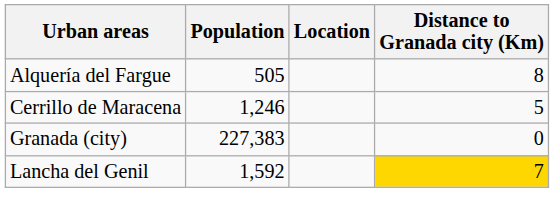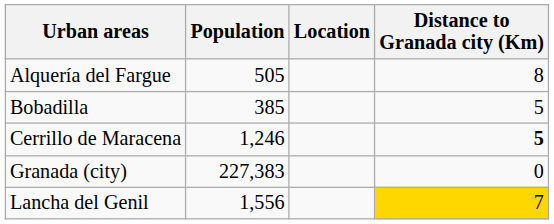+ row: (49, 107)
(539, 107) normal -> (539, 139) bold
(262, 171) 1,592 -> (262, 203) 1,556
